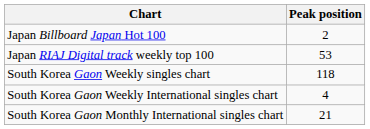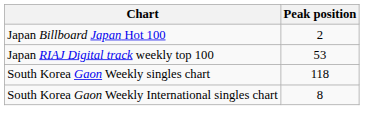(325, 94) 4 -> (320, 94) 8
- row: (145, 114)
